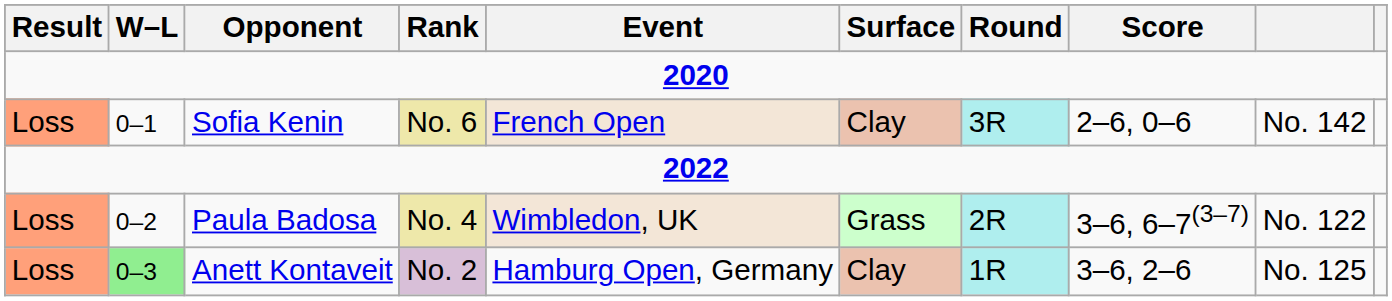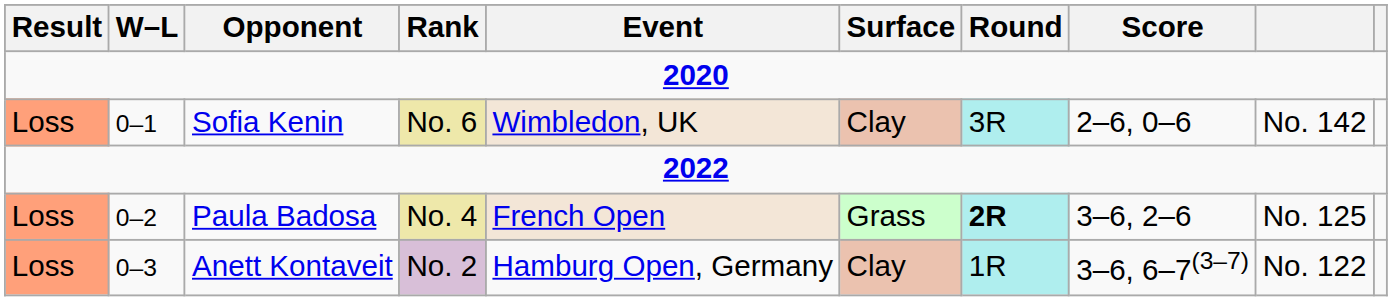(579, 121) French Open -> (595, 121) Wimbledon, UK
(595, 219) Wimbledon, UK -> (579, 215) French Open
(988, 219) normal -> (988, 215) bold
(1163, 219) 3–6, 6–7(3–7) -> (1134, 215) 3–6, 2–6
(1315, 219) No. 122 -> (1315, 215) No. 125
(136, 272) lightgreen background -> (136, 268) no background
(1134, 270) 3–6, 2–6 -> (1163, 266) 3–6, 6–7(3–7)
(1315, 270) No. 125 -> (1315, 266) No. 122
